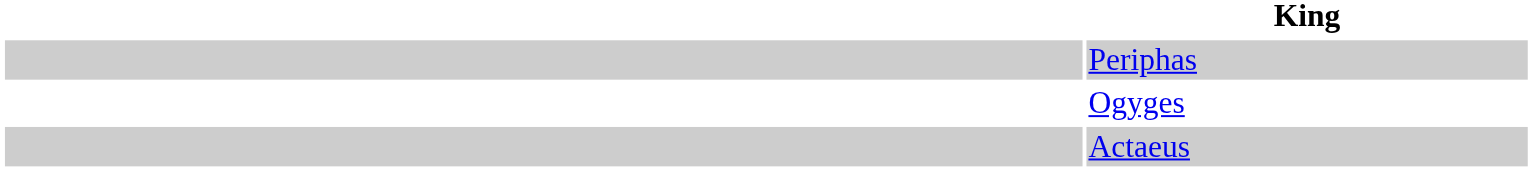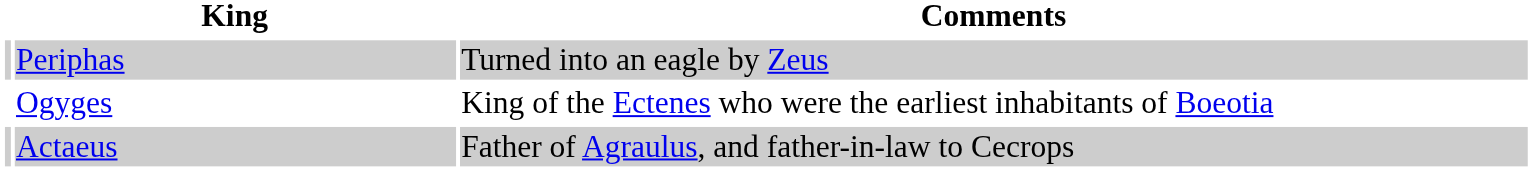+ column: (993, 16)
